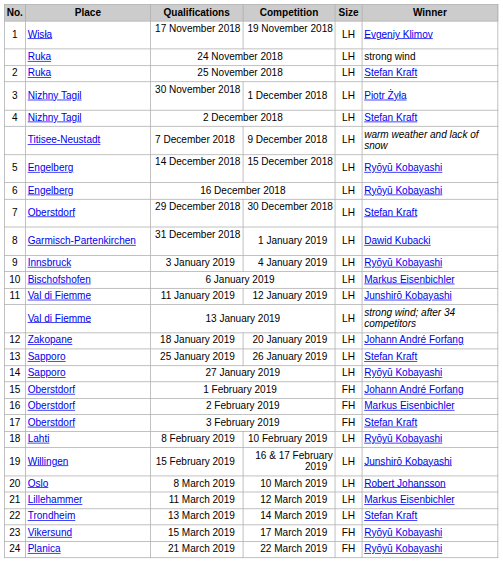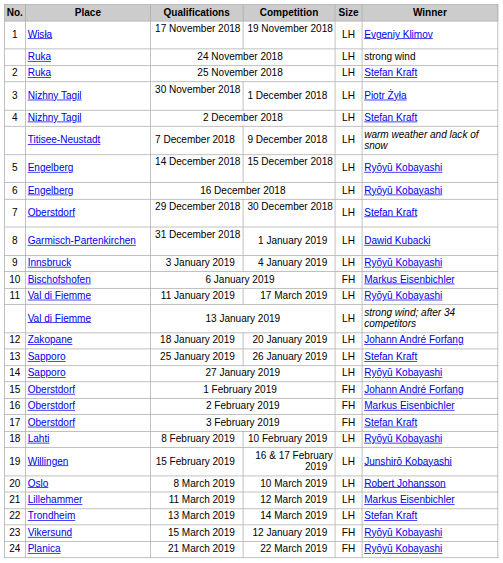(348, 279) LH -> (348, 279) FH
(293, 296) 12 January 2019 -> (297, 296) 17 March 2019
(408, 296) Junshirō Kobayashi -> (403, 296) Ryōyū Kobayashi
(297, 532) 17 March 2019 -> (293, 532) 12 January 2019
